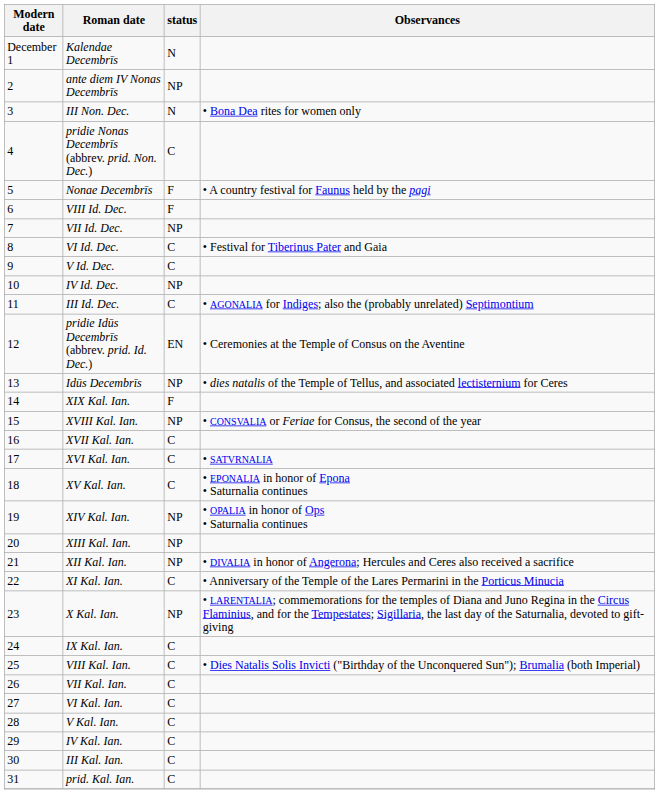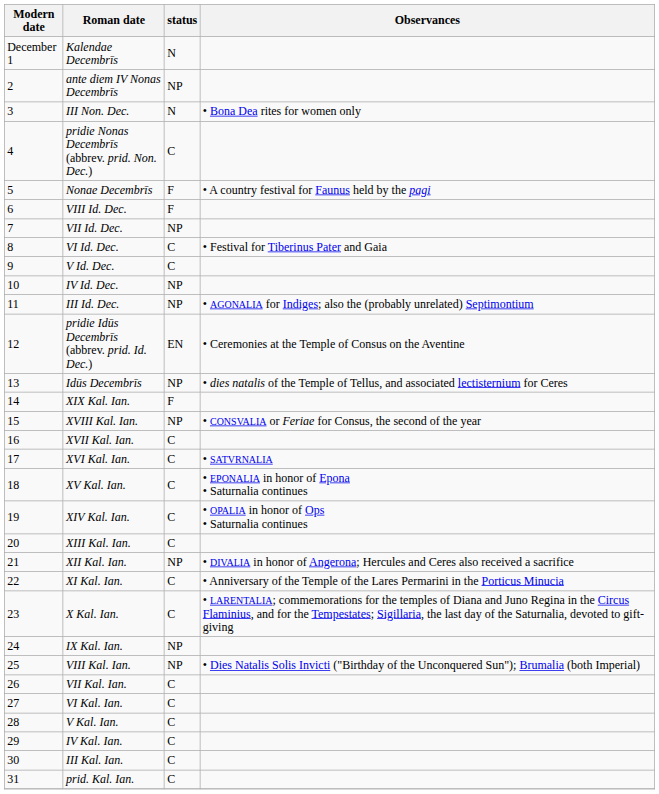(171, 304) C -> (175, 304) NP
(175, 517) NP -> (171, 517) C
(175, 543) NP -> (171, 543) C
(175, 613) NP -> (171, 613) C
(171, 646) C -> (175, 646) NP
(171, 665) C -> (175, 665) NP
